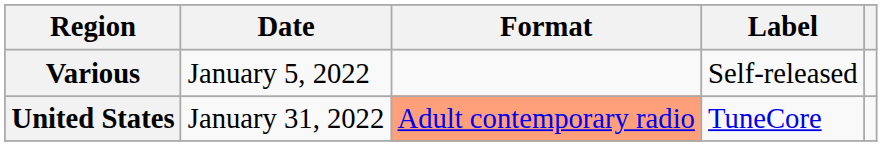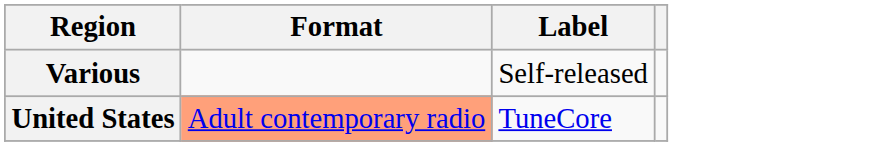- column: (286, 27)
